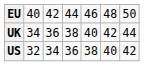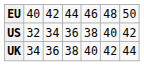rows swapped: (14, 51) <-> (14, 32)
